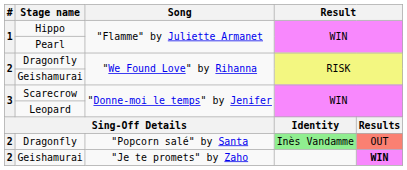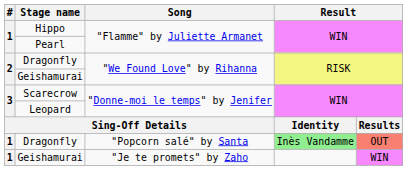(10, 141) 2 -> (10, 141) 1
(10, 157) 2 -> (10, 157) 1
(379, 157) bold -> (379, 157) normal
